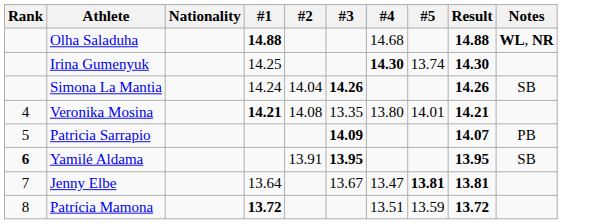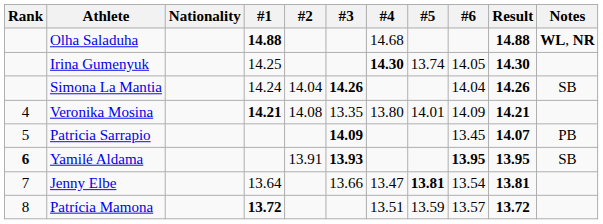+ column: (468, 16)
(346, 159) 13.95 -> (346, 159) 13.93
(346, 183) 13.67 -> (346, 183) 13.66
